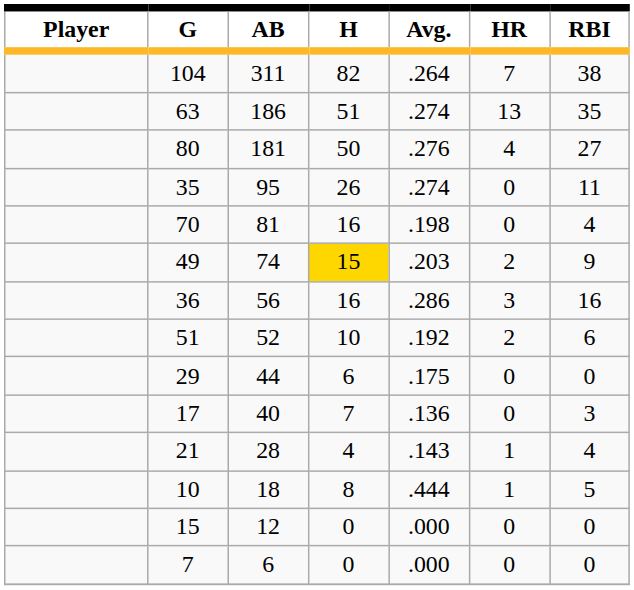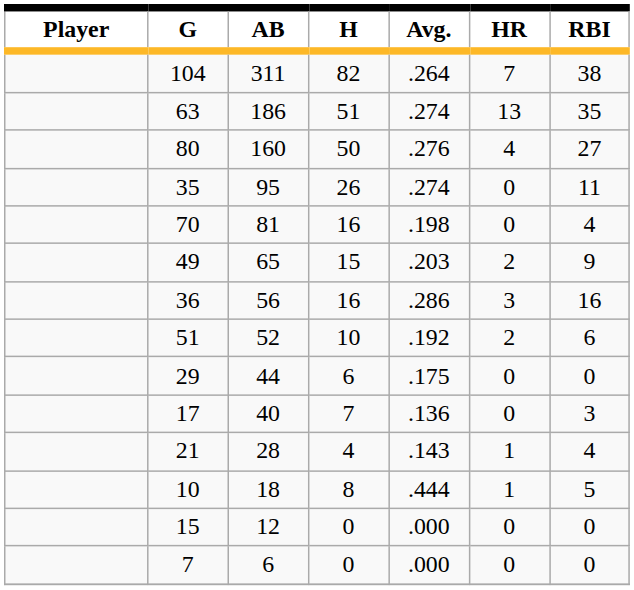(268, 148) 181 -> (268, 148) 160
(268, 262) 74 -> (268, 262) 65
(348, 262) gold background -> (348, 262) no background
